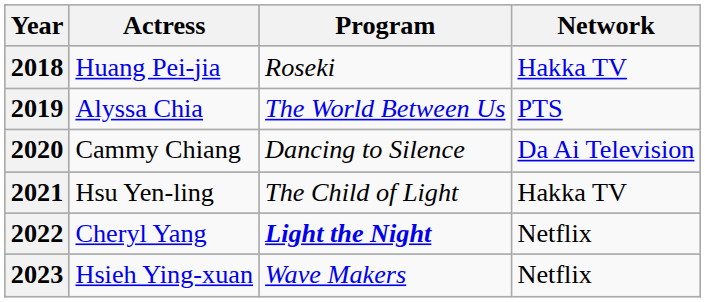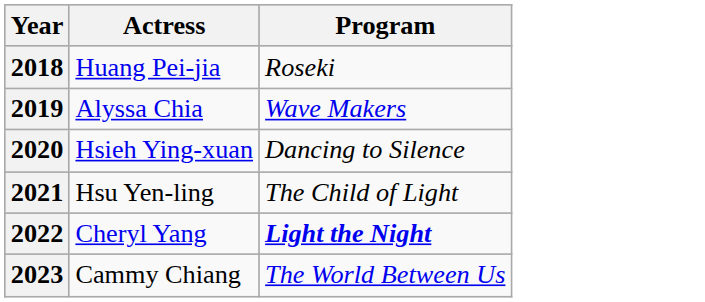- column: (606, 25)
(385, 108) The World Between Us -> (336, 108) Wave Makers
(158, 150) Cammy Chiang -> (164, 150) Hsieh Ying-xuan
(164, 274) Hsieh Ying-xuan -> (158, 274) Cammy Chiang
(336, 274) Wave Makers -> (385, 274) The World Between Us
